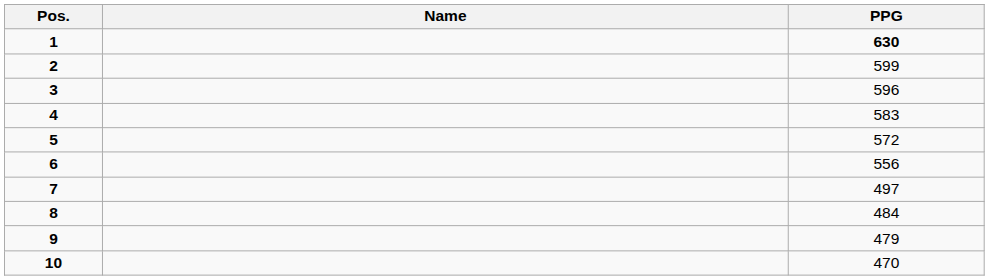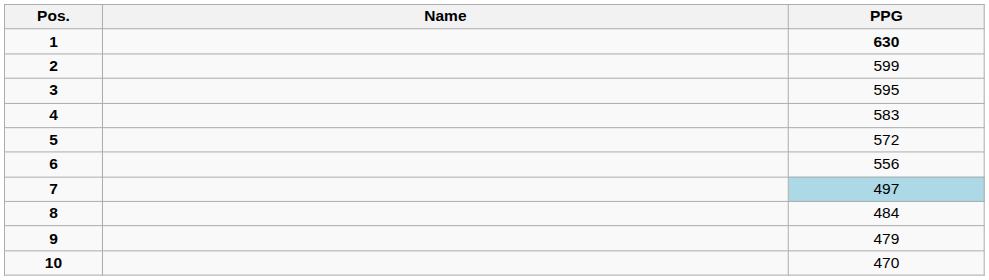(886, 90) 596 -> (886, 90) 595
(886, 189) no background -> (886, 189) lightblue background
